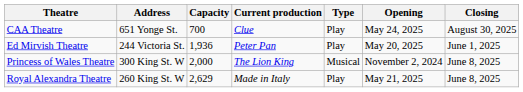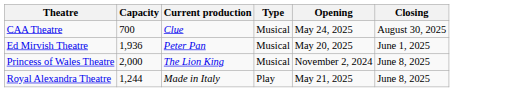- column: (152, 12)
(336, 29) Play -> (273, 29) Musical
(336, 45) Play -> (273, 45) Musical
(201, 78) 2,629 -> (131, 78) 1,244
